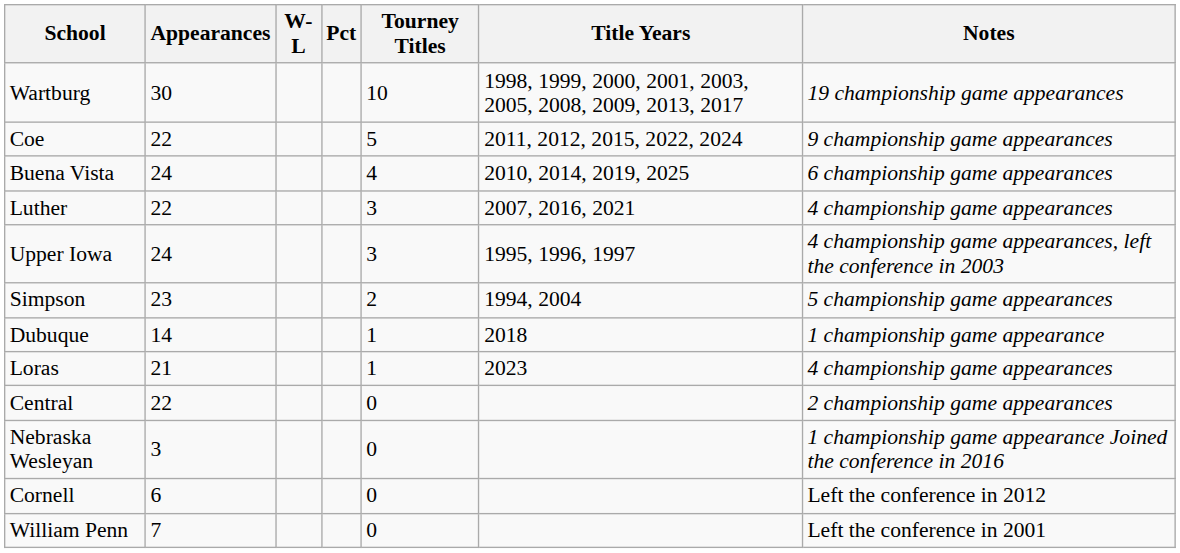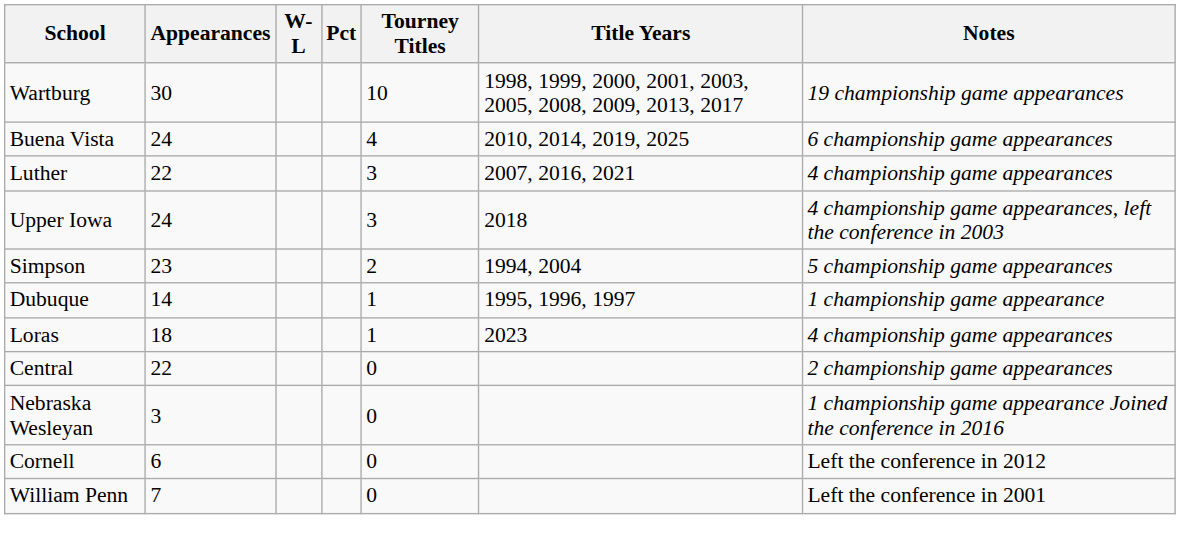- row: (27, 138)
(560, 253) 1995, 1996, 1997 -> (506, 219) 2018
(506, 334) 2018 -> (560, 300) 1995, 1996, 1997
(161, 368) 21 -> (161, 334) 18
